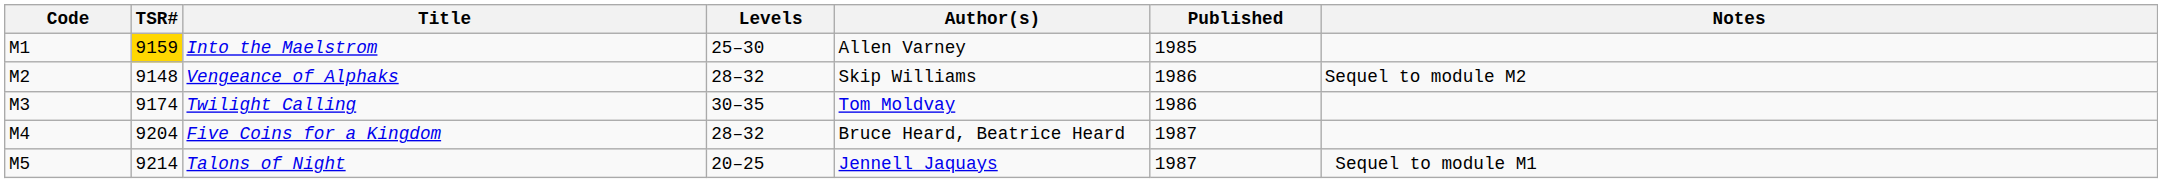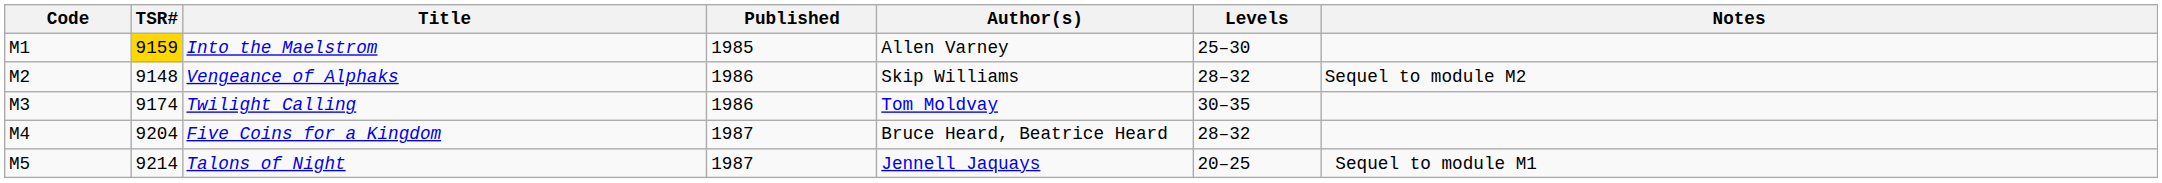columns swapped: (771, 19) <-> (1236, 19)
